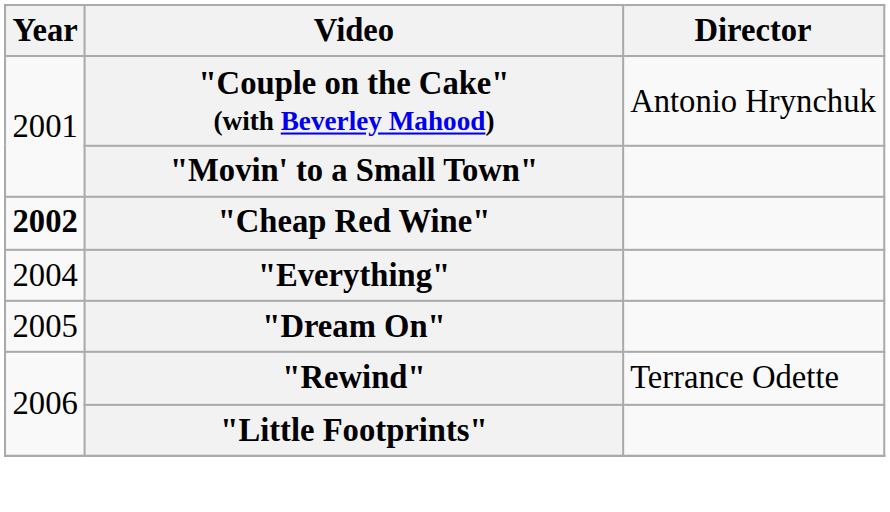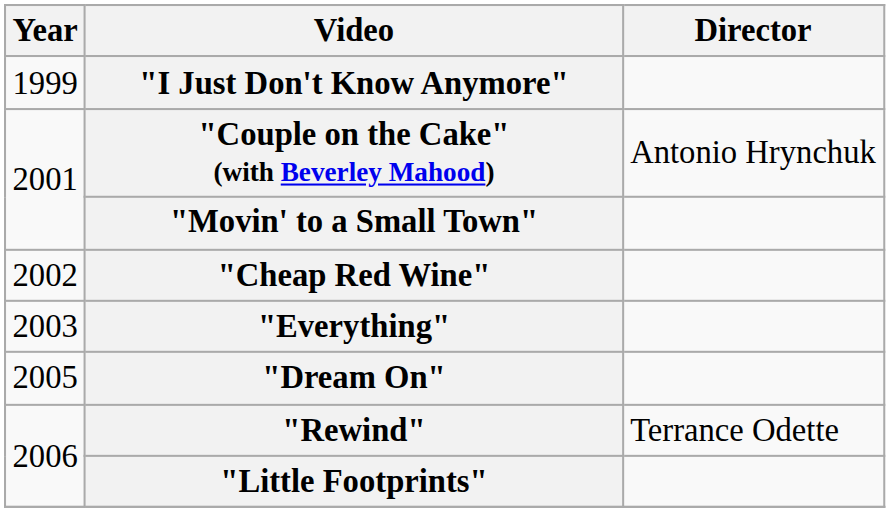+ row: (354, 82)
(45, 222) bold -> (45, 274) normal
(45, 274) 2004 -> (45, 325) 2003
